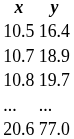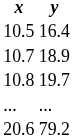(54, 129) 77.0 -> (54, 129) 79.2
